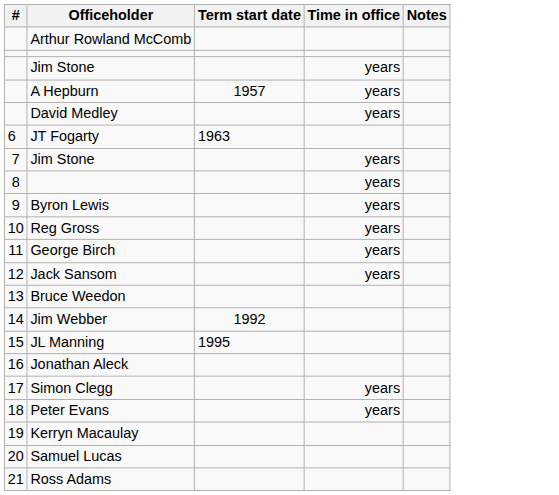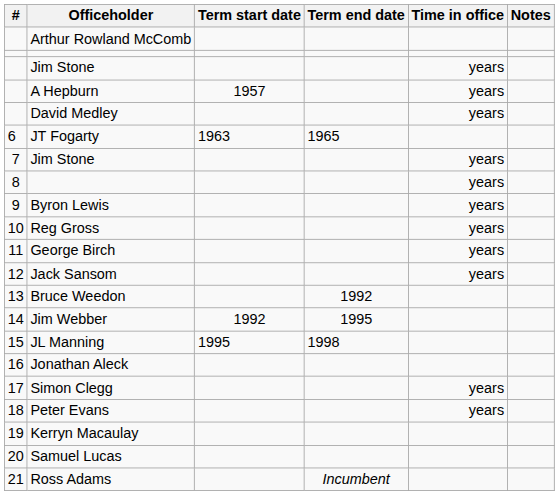+ column: (356, 15)
